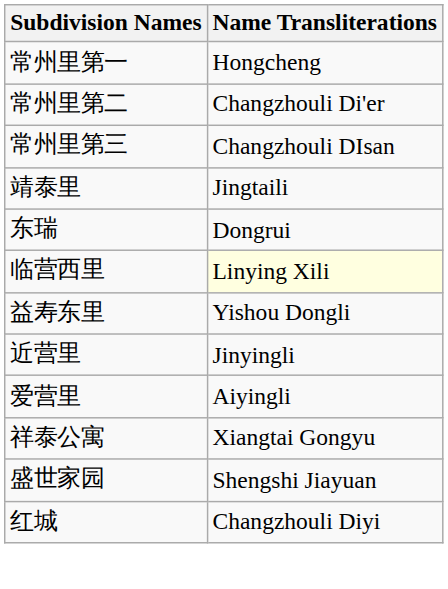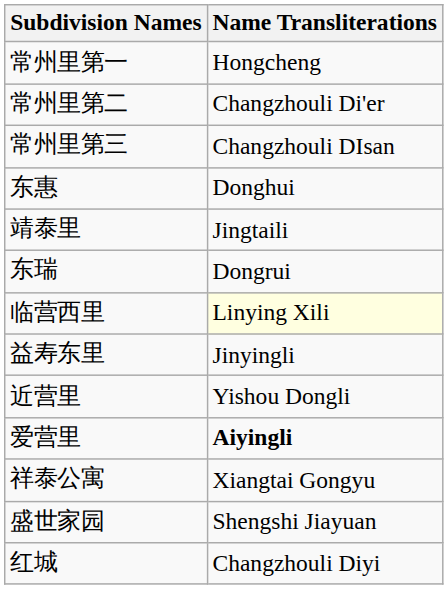+ row: (34, 187)
(281, 312) Yishou Dongli -> (254, 354) Jinyingli
(254, 354) Jinyingli -> (281, 396) Yishou Dongli
(252, 396) normal -> (252, 438) bold
